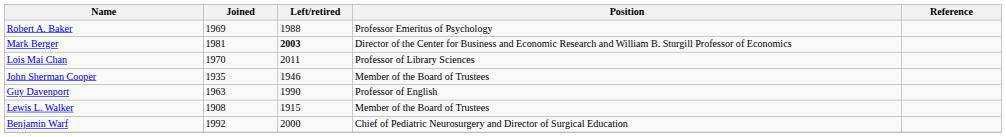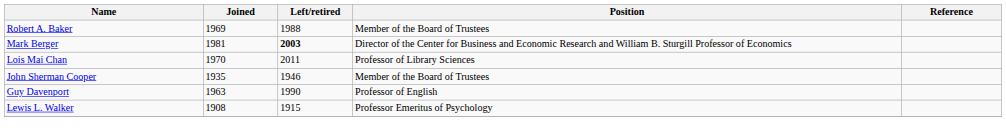(424, 28) Professor Emeritus of Psychology -> (422, 28) Member of the Board of Trustees
(422, 108) Member of the Board of Trustees -> (424, 108) Professor Emeritus of Psychology
- row: (37, 124)
